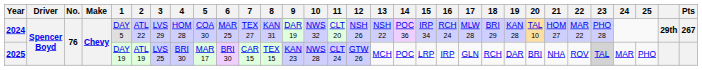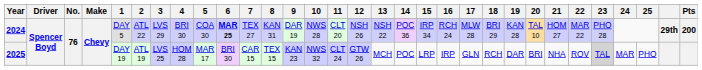(182, 30) HOM 28 -> (182, 30) BRI 30
(228, 30) normal -> (228, 30) bold
(316, 30) NWS 32 -> (316, 30) NWS 28
(688, 30) 267 -> (689, 30) 200
(182, 53) BRI 30 -> (182, 53) HOM 28
(316, 53) NWS 28 -> (316, 53) NWS 32
